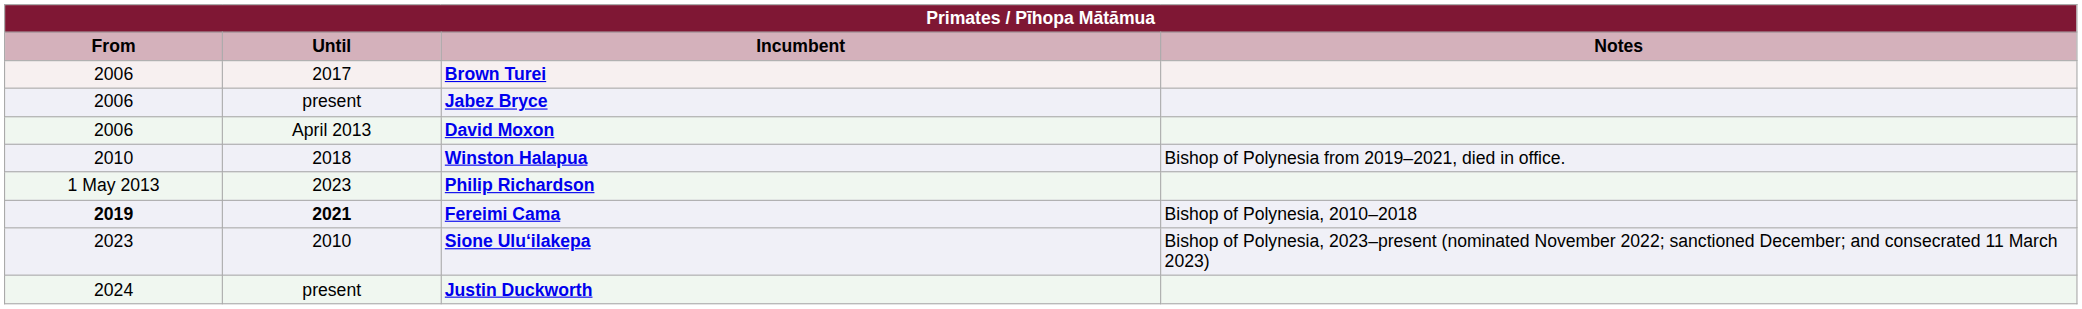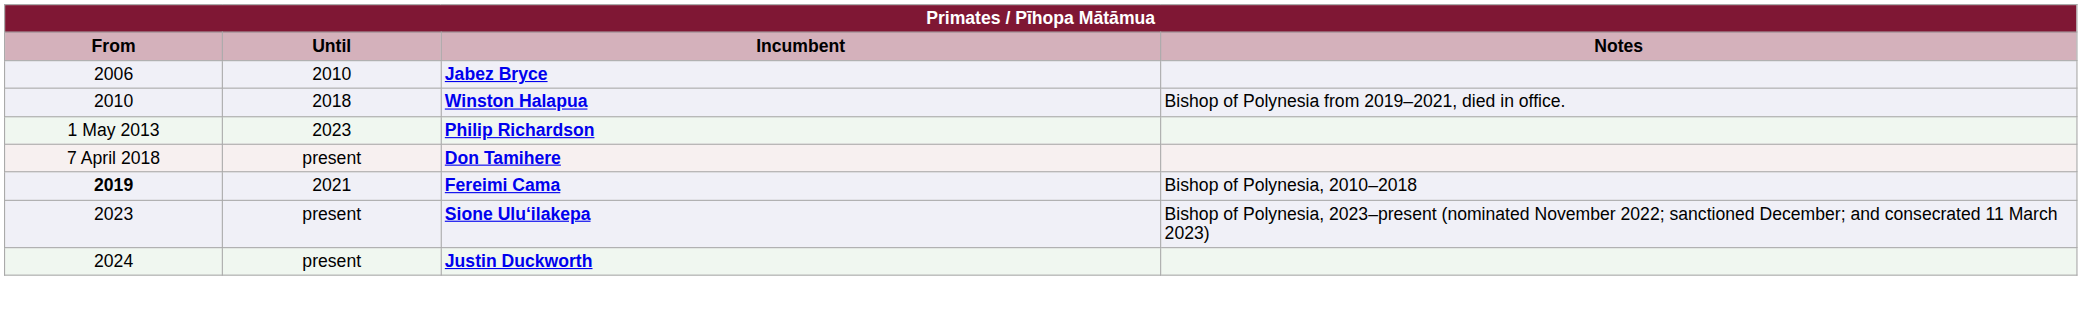- row: (496, 74)
(332, 102) present -> (332, 74) 2010
- row: (500, 130)
+ row: (503, 158)
(332, 213) bold -> (332, 185) normal
(332, 241) 2010 -> (332, 213) present
